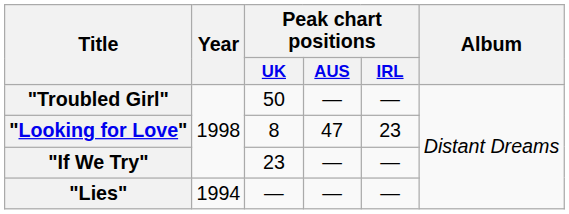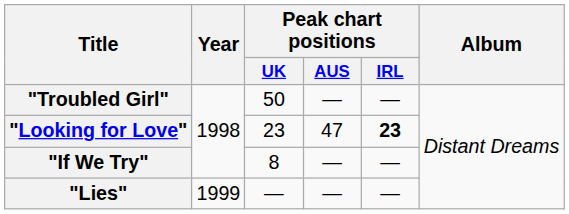(274, 131) 8 -> (274, 131) 23
(390, 131) normal -> (390, 131) bold
(274, 162) 23 -> (274, 162) 8
(218, 193) 1994 -> (218, 193) 1999
